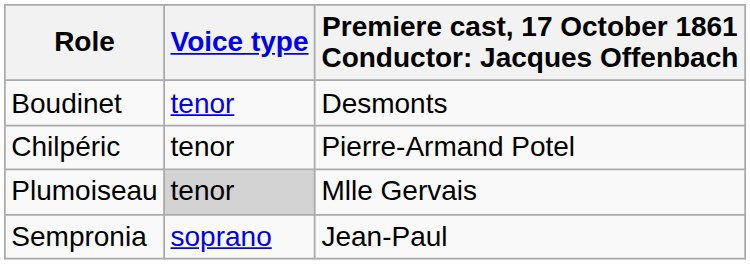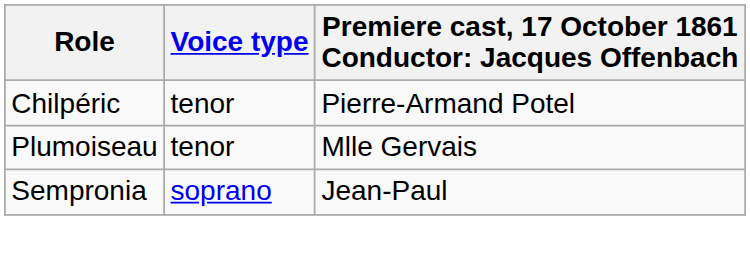- row: (67, 102)
(202, 191) lightgrey background -> (202, 147) no background
